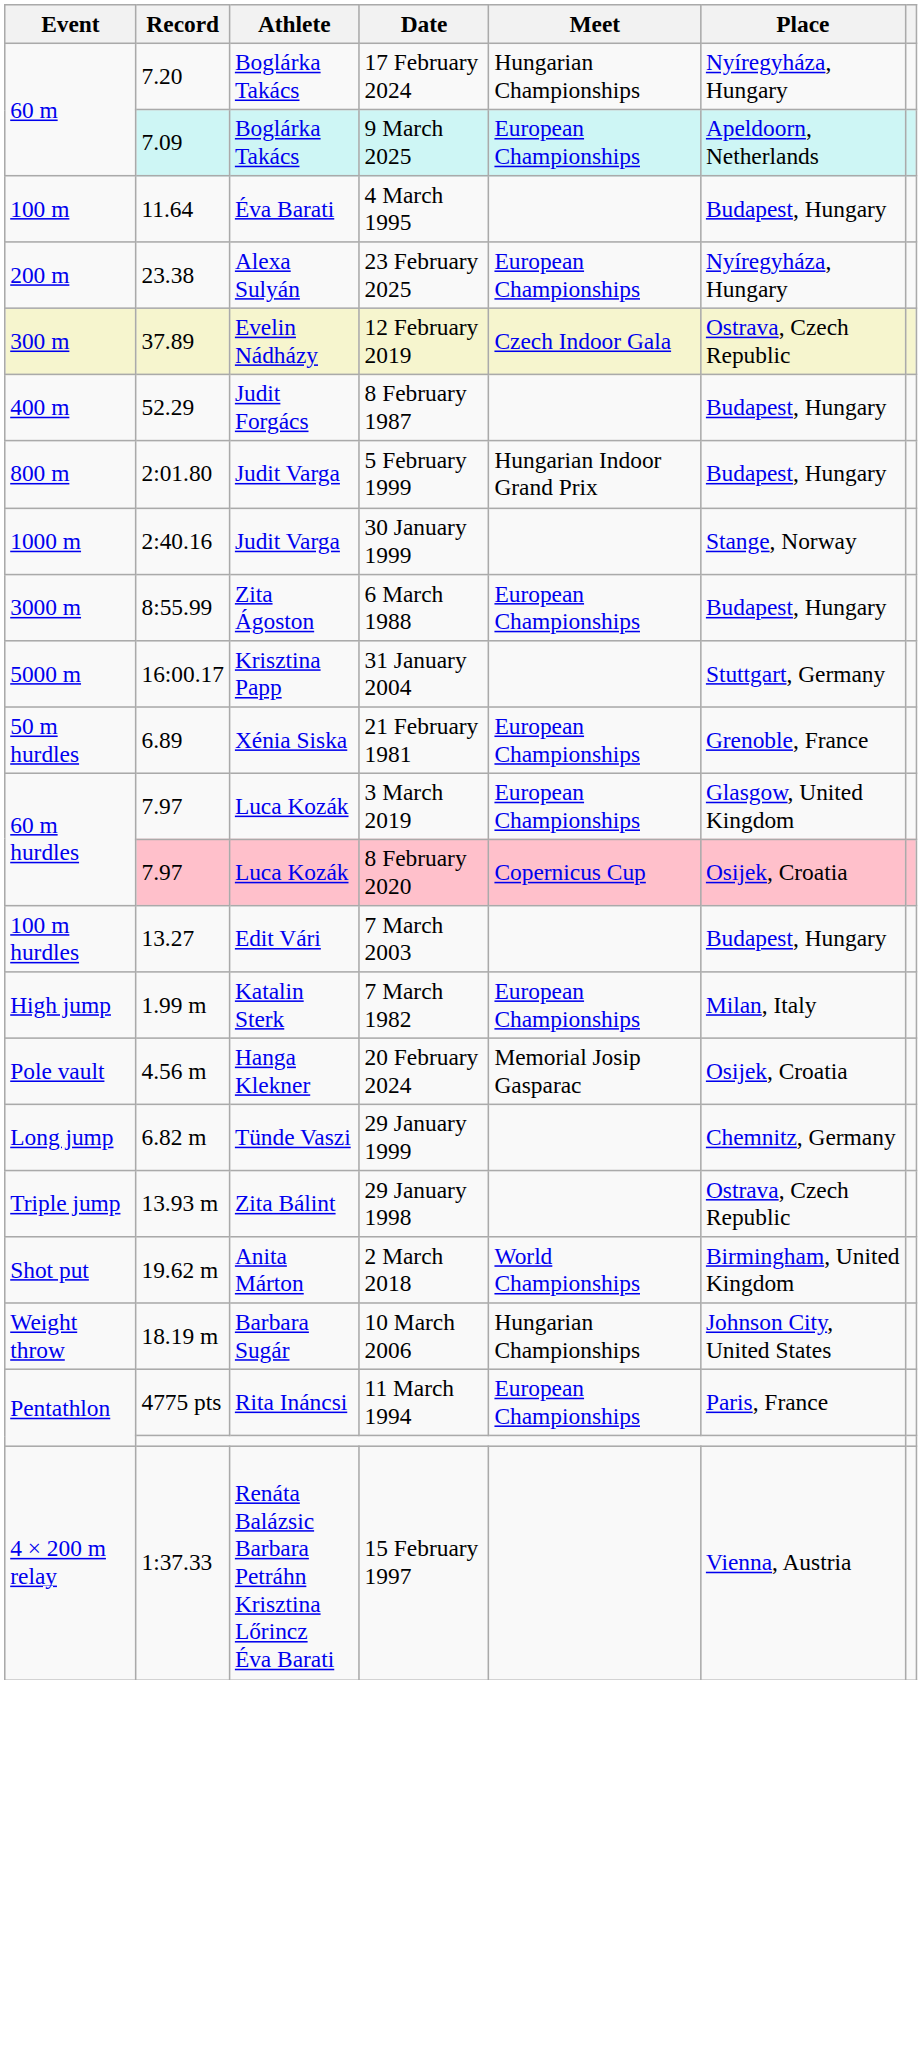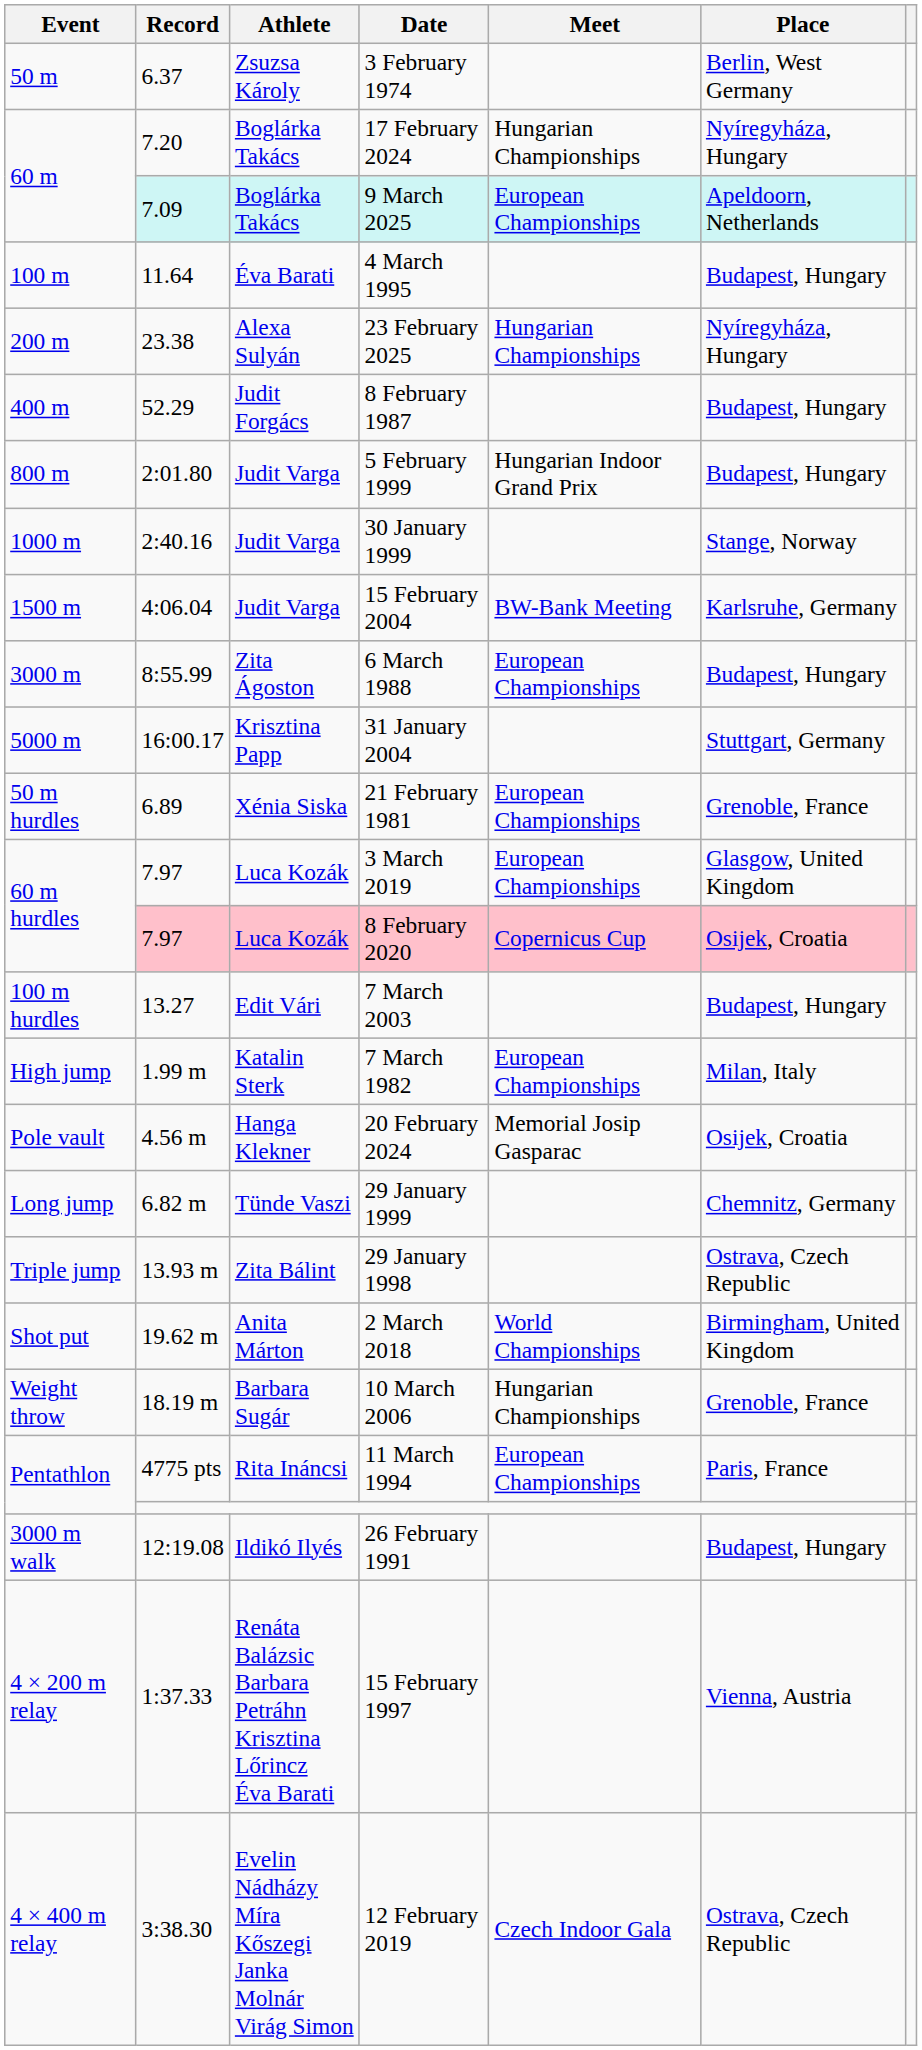+ row: (162, 76)
(567, 275) European Championships -> (567, 341) Hungarian Championships
- row: (168, 341)
+ row: (177, 606)
(769, 1336) Johnson City, United States -> (787, 1402) Grenoble, France
+ row: (183, 1546)
+ row: (177, 1928)
